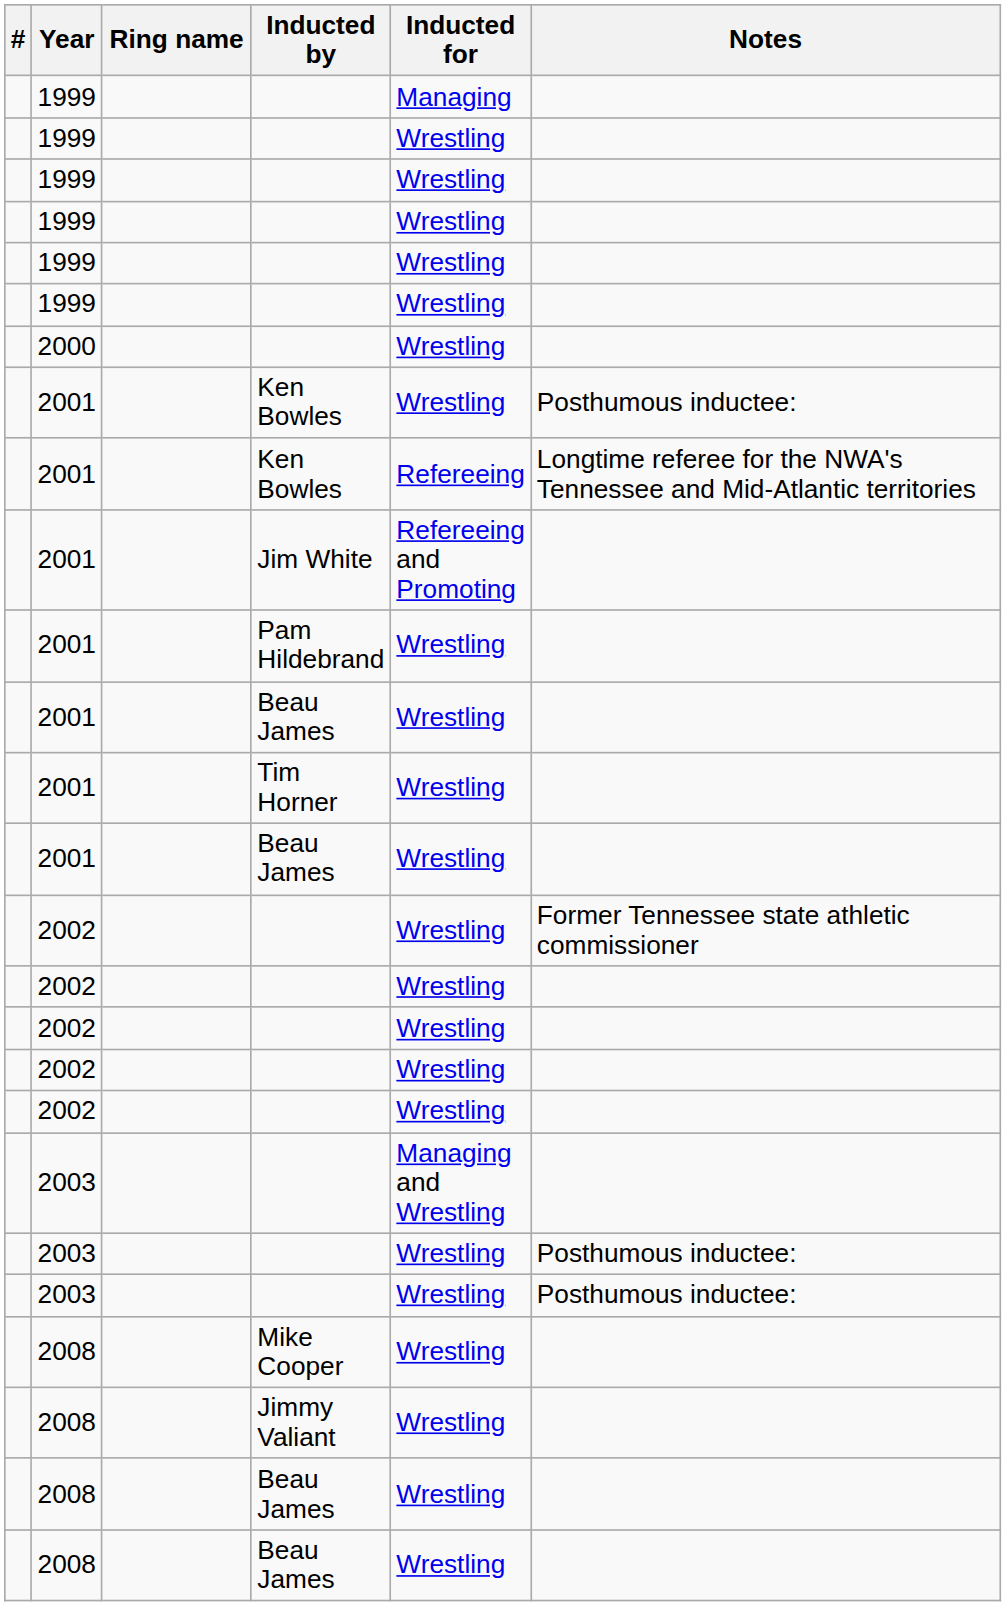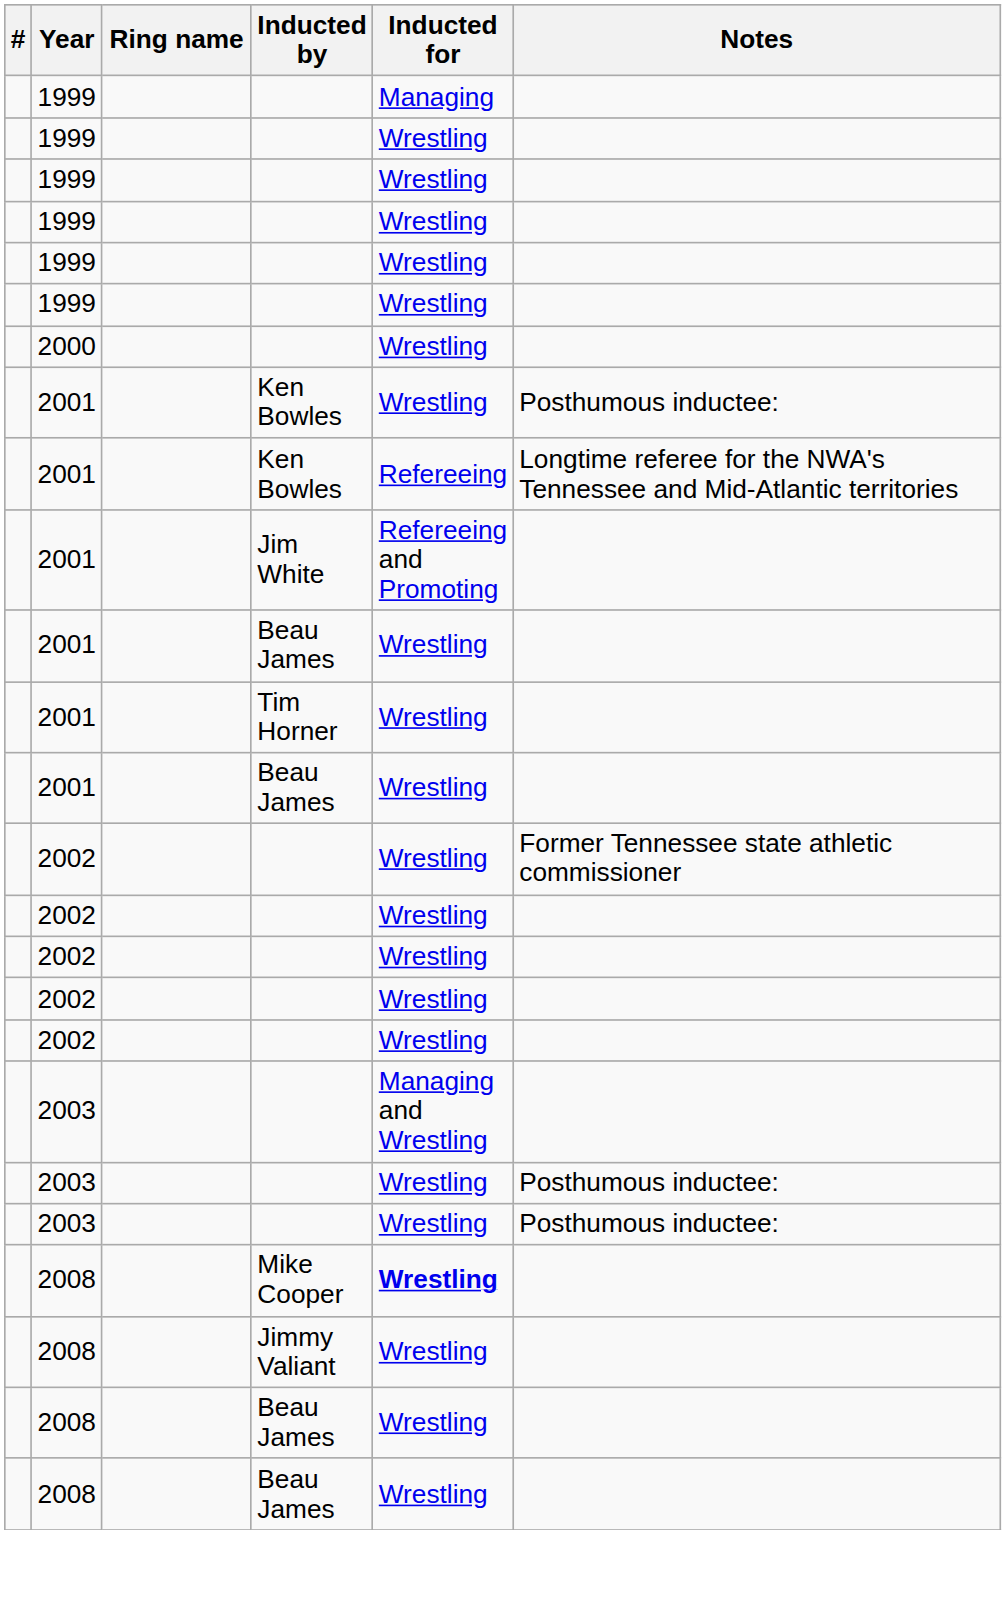- row: (67, 645)
(451, 1351) normal -> (438, 1280) bold
